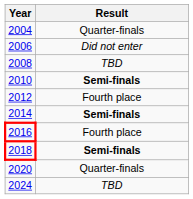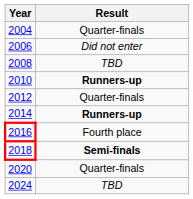(112, 81) Semi-finals -> (112, 81) Runners-up
(112, 97) Fourth place -> (112, 97) Quarter-finals
(112, 115) Semi-finals -> (112, 115) Runners-up
